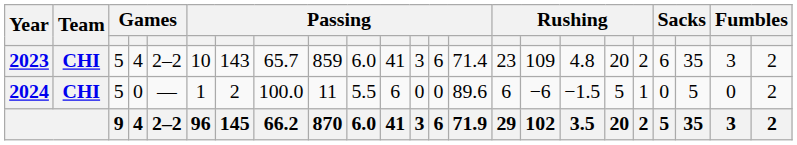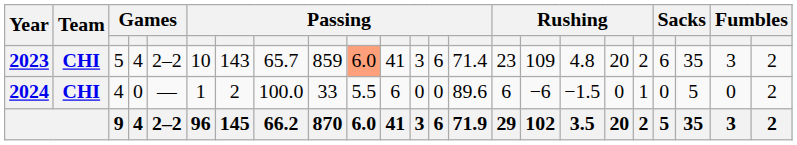(364, 60) no background -> (364, 60) lightsalmon background
(119, 92) 5 -> (119, 92) 4
(327, 92) 11 -> (327, 92) 33
(619, 92) 5 -> (619, 92) 0
